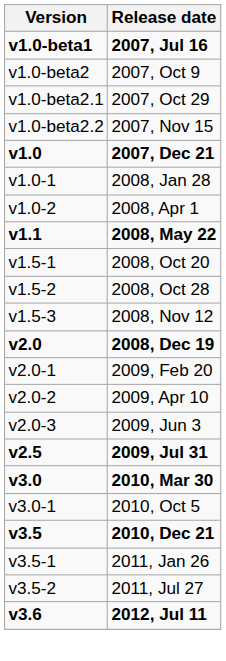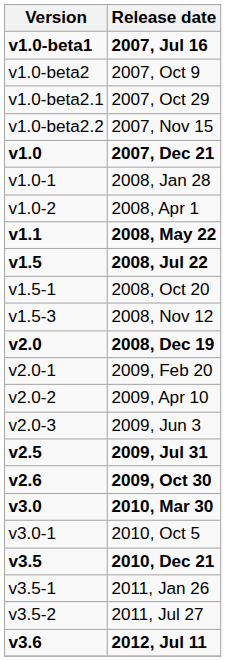+ row: (160, 262)
- row: (161, 289)
+ row: (162, 479)
